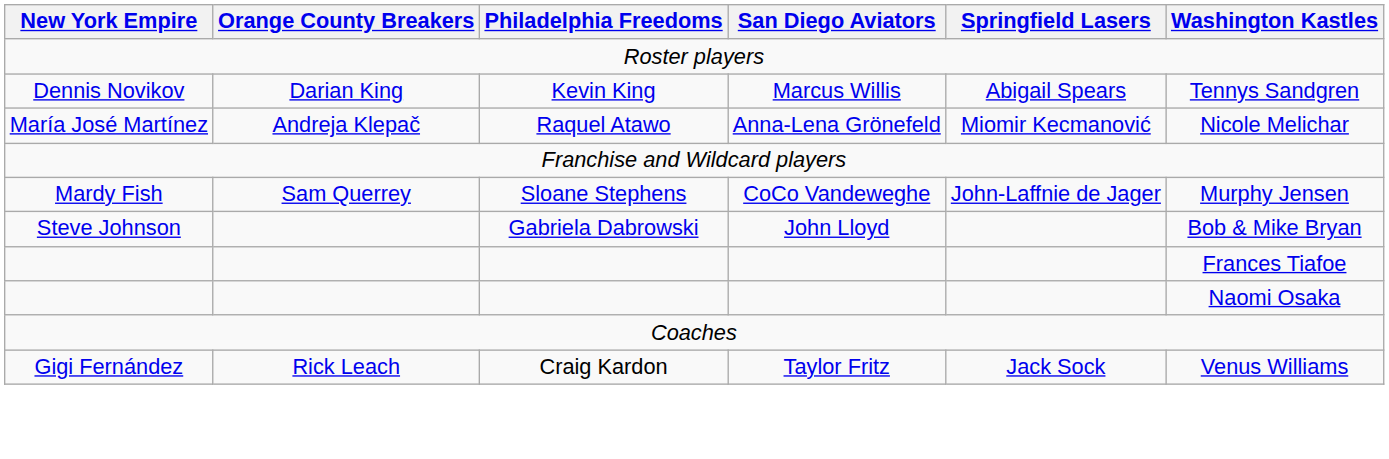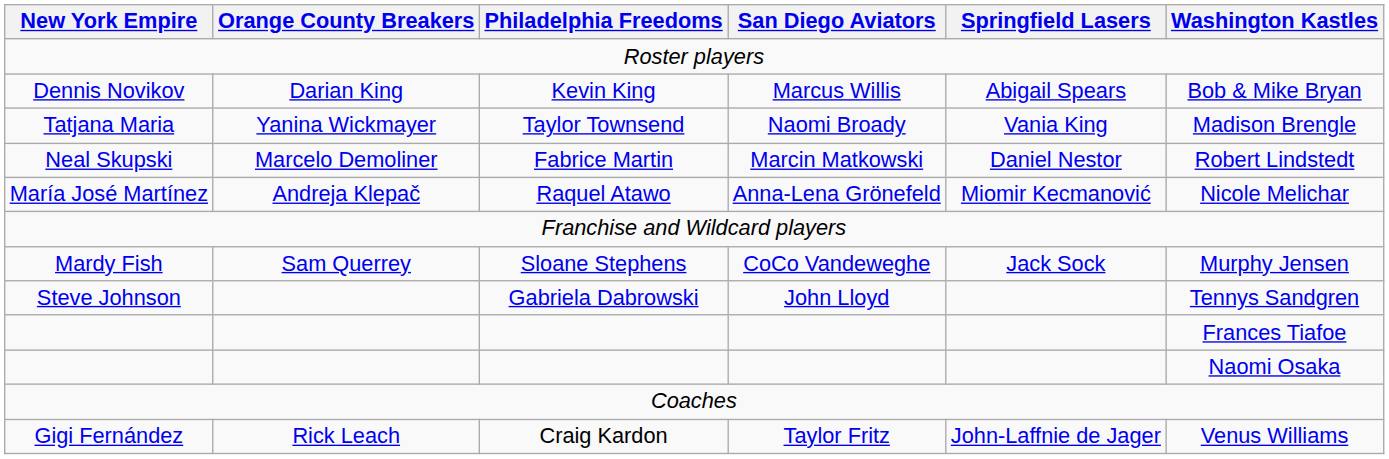(1275, 90) Tennys Sandgren -> (1275, 90) Bob & Mike Bryan
+ row: (109, 125)
+ row: (109, 159)
(1056, 194) John-Laffnie de Jager -> (1056, 263) Jack Sock
(1275, 228) Bob & Mike Bryan -> (1275, 297) Tennys Sandgren
(1056, 366) Jack Sock -> (1056, 435) John-Laffnie de Jager
